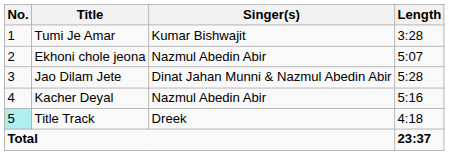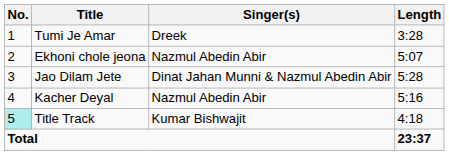(199, 35) Kumar Bishwajit -> (169, 35) Dreek
(169, 118) Dreek -> (199, 118) Kumar Bishwajit
